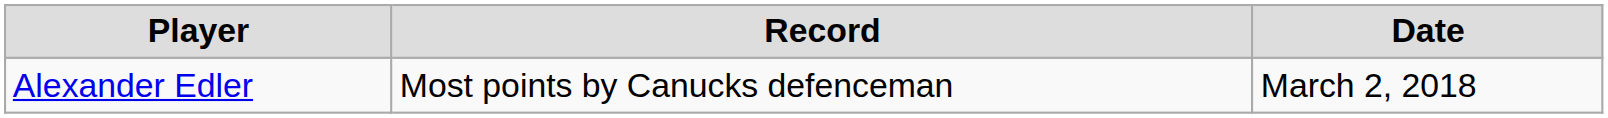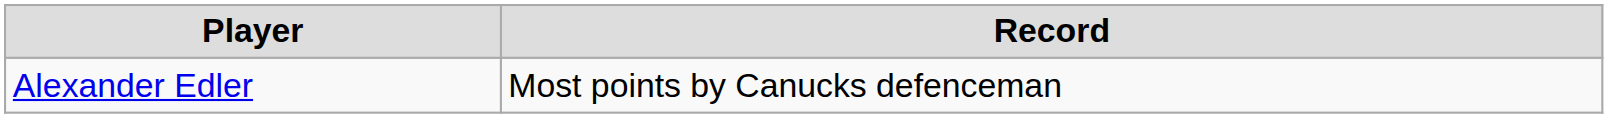- column: (1428, 31)
